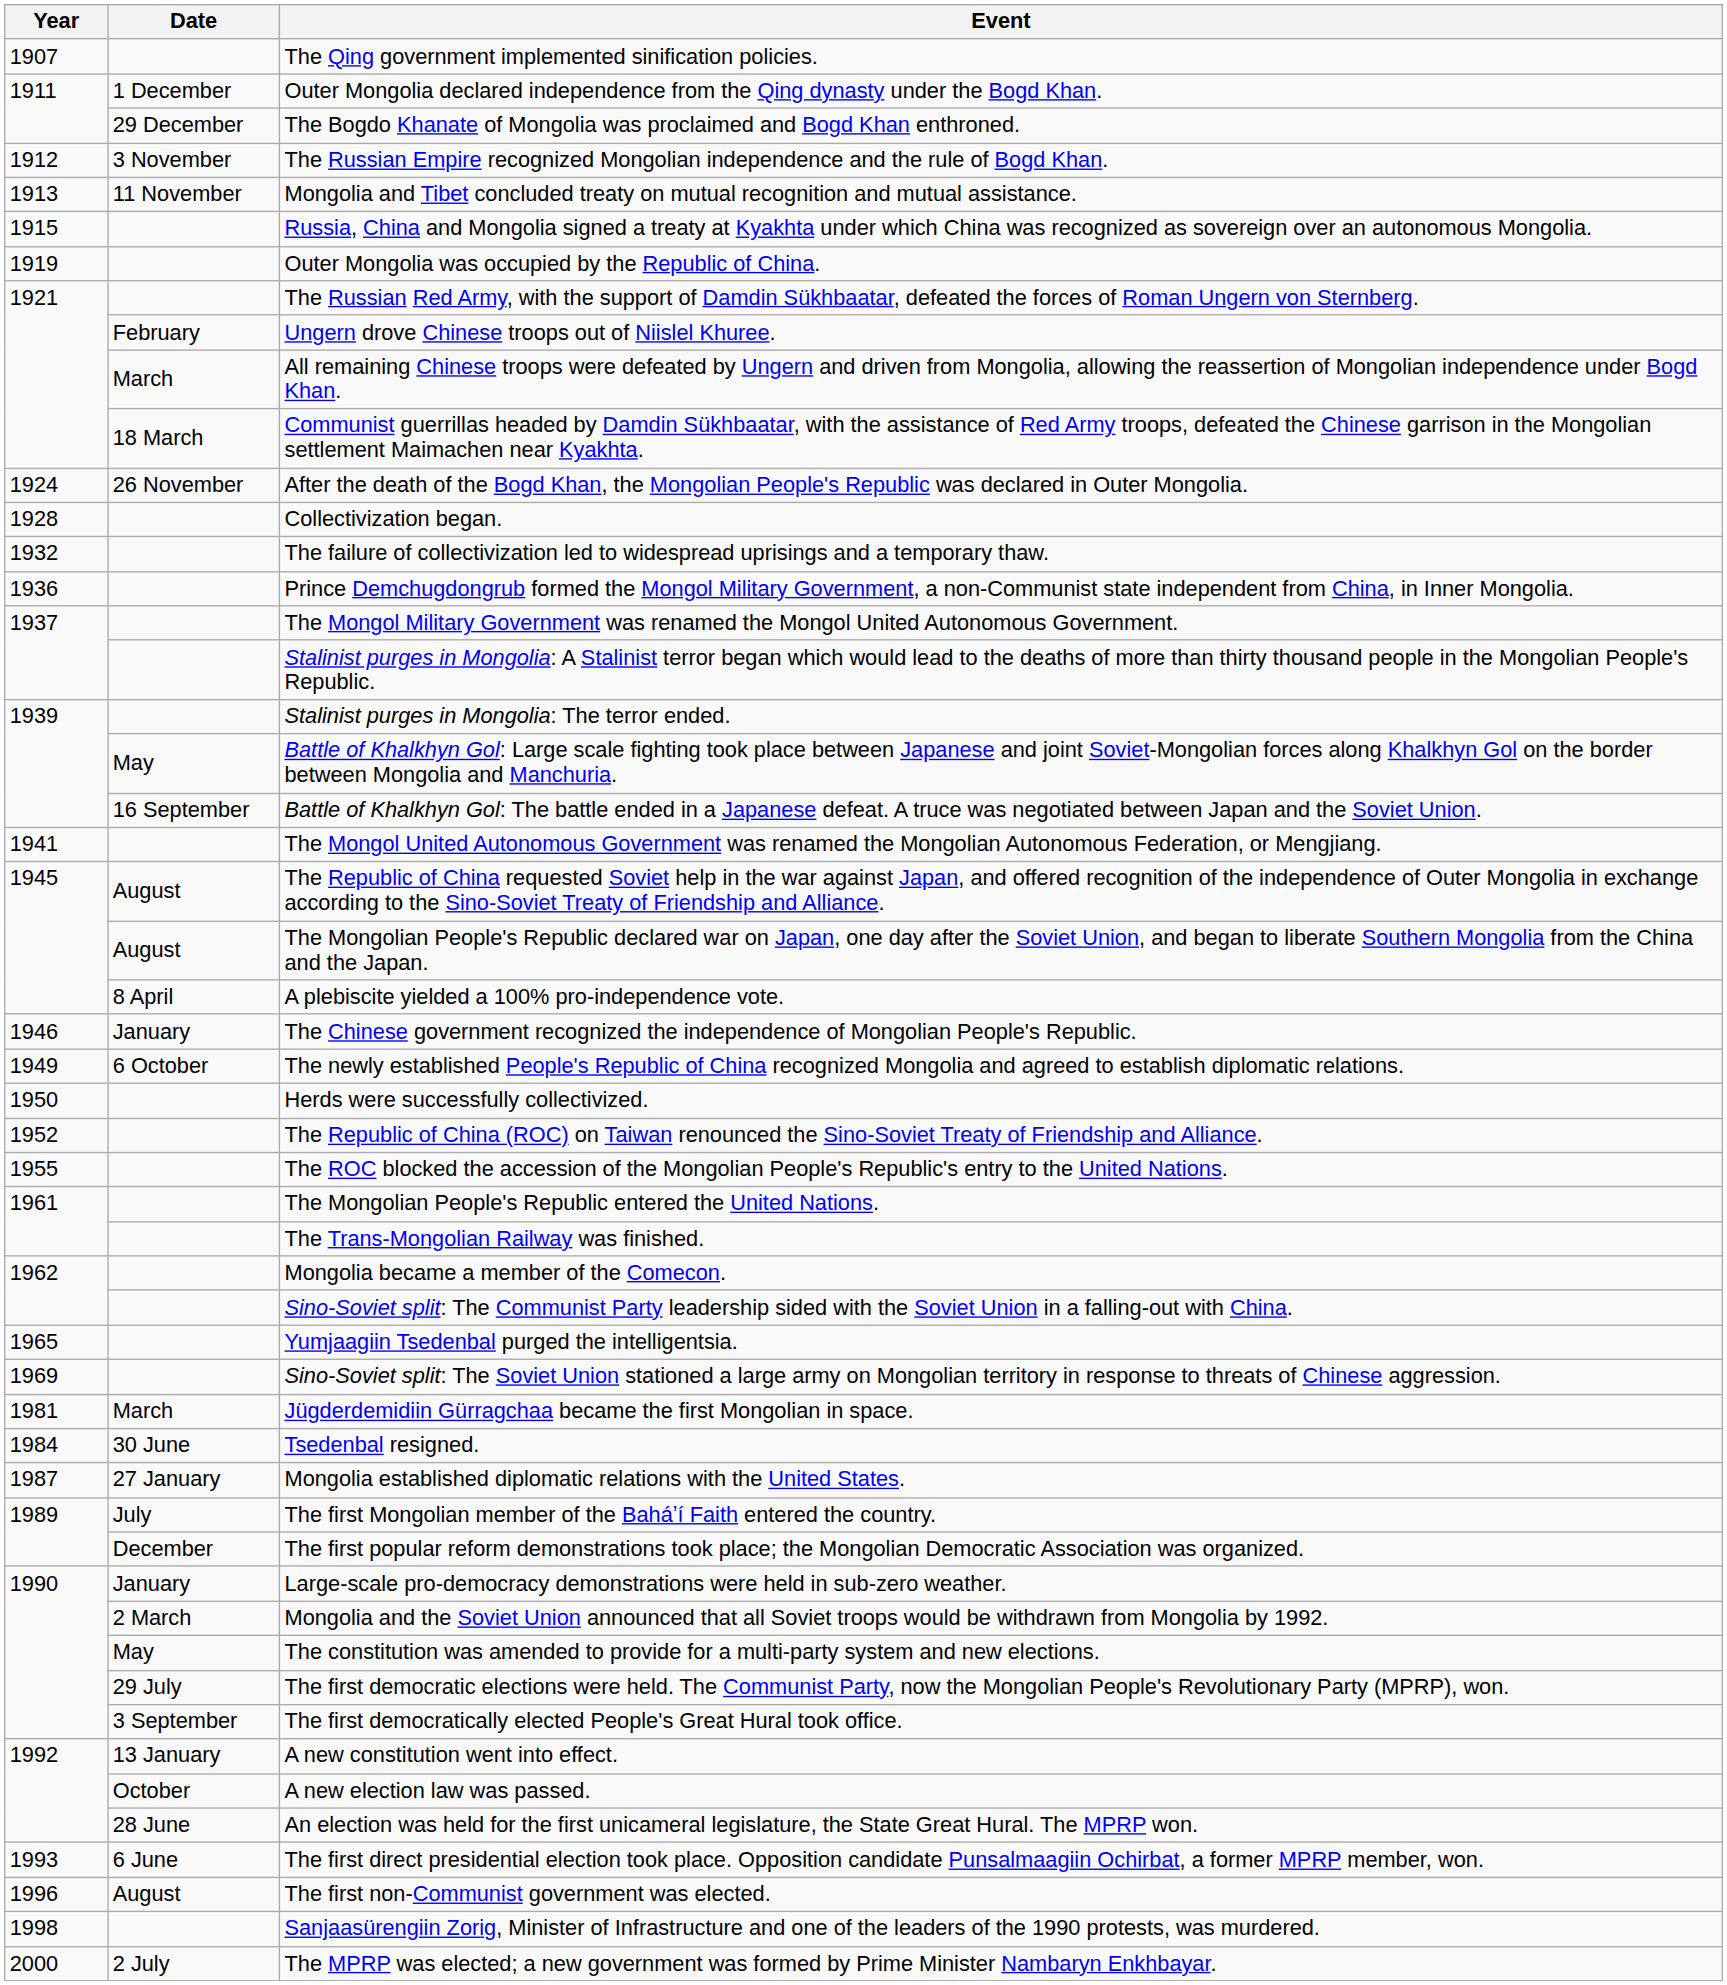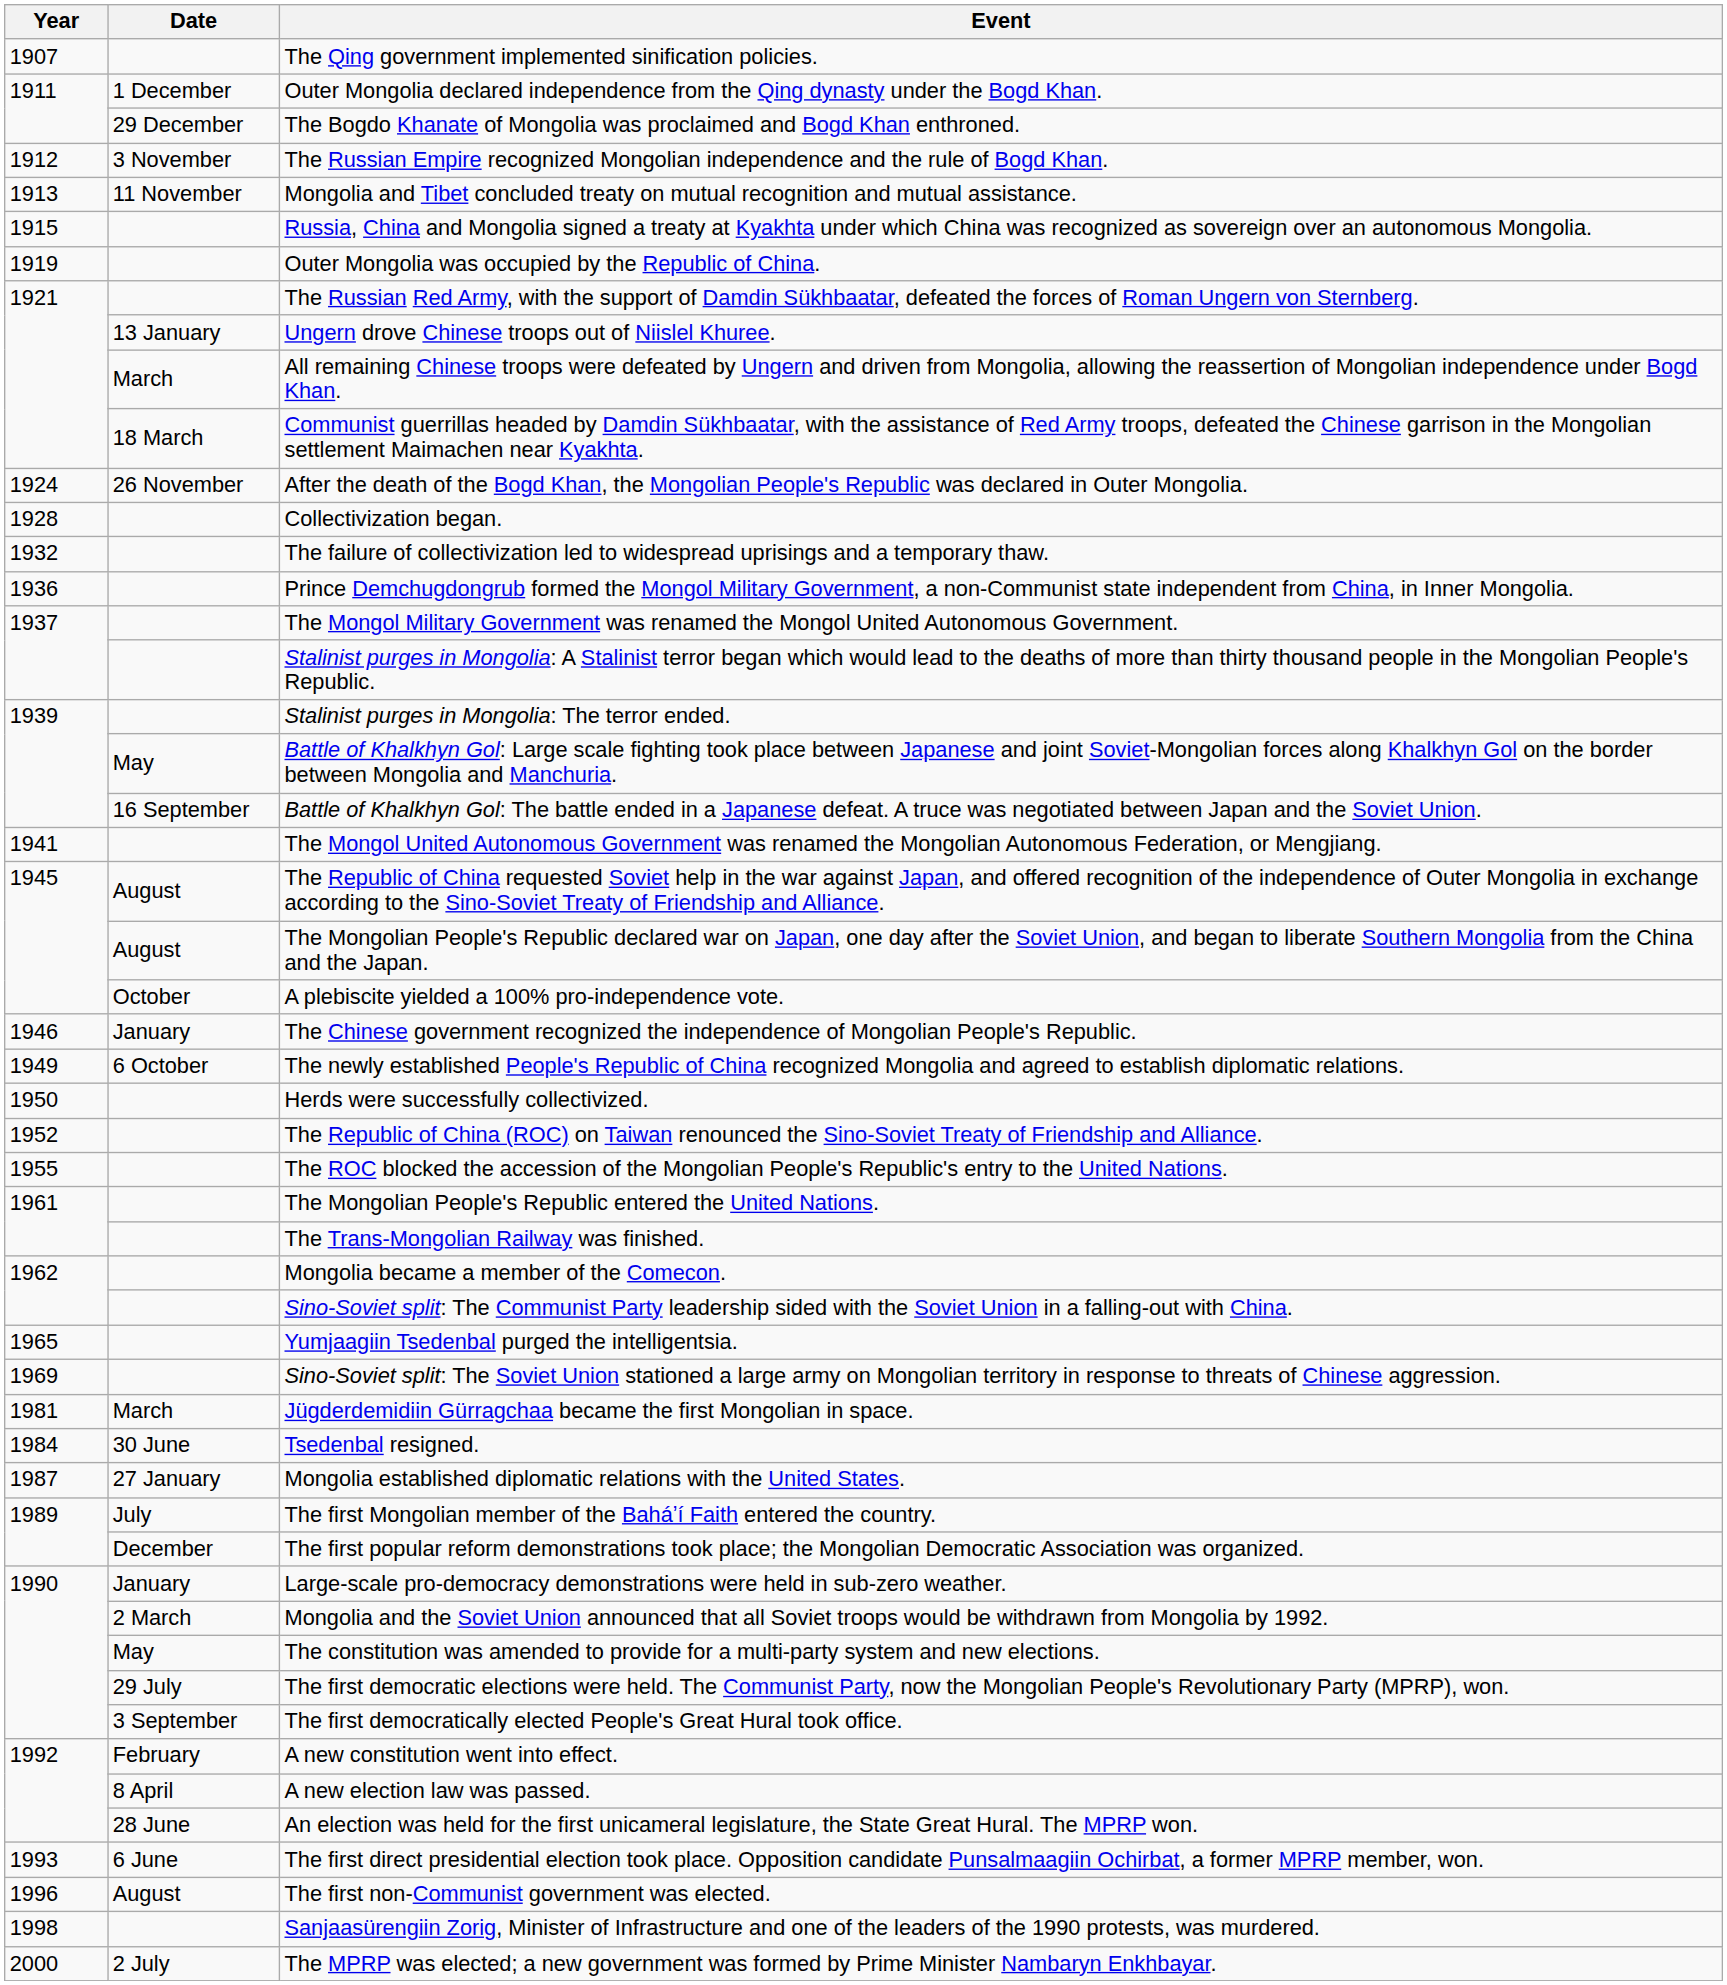(156, 332) February -> (167, 332) 13 January
(143, 996) 8 April -> (151, 996) October
(167, 1756) 13 January -> (156, 1756) February
(151, 1790) October -> (143, 1790) 8 April
